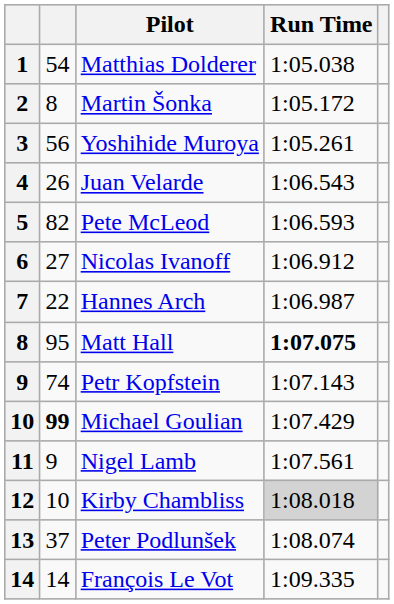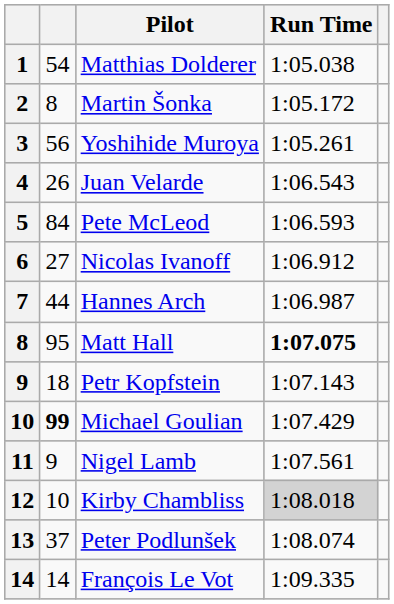(58, 222) 82 -> (58, 222) 84
(58, 301) 22 -> (58, 301) 44
(58, 380) 74 -> (58, 380) 18
